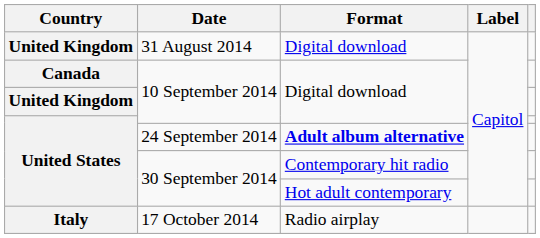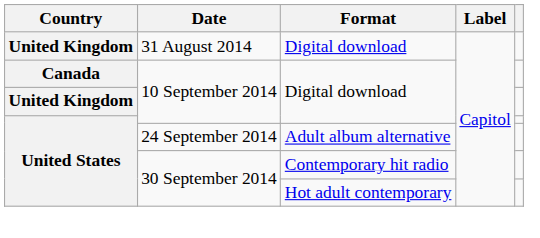(374, 137) bold -> (368, 137) normal
- row: (71, 219)
